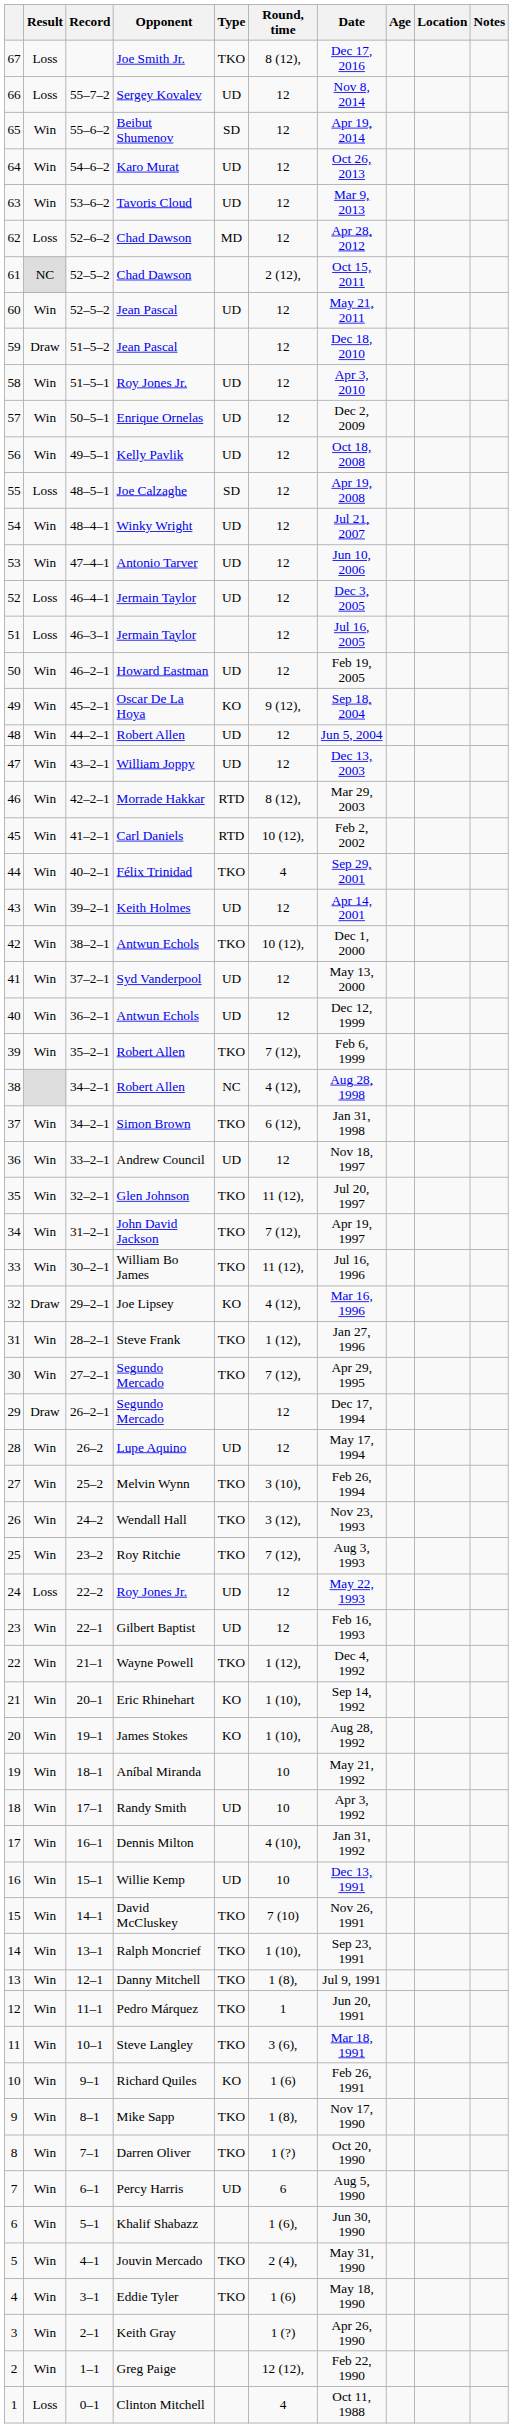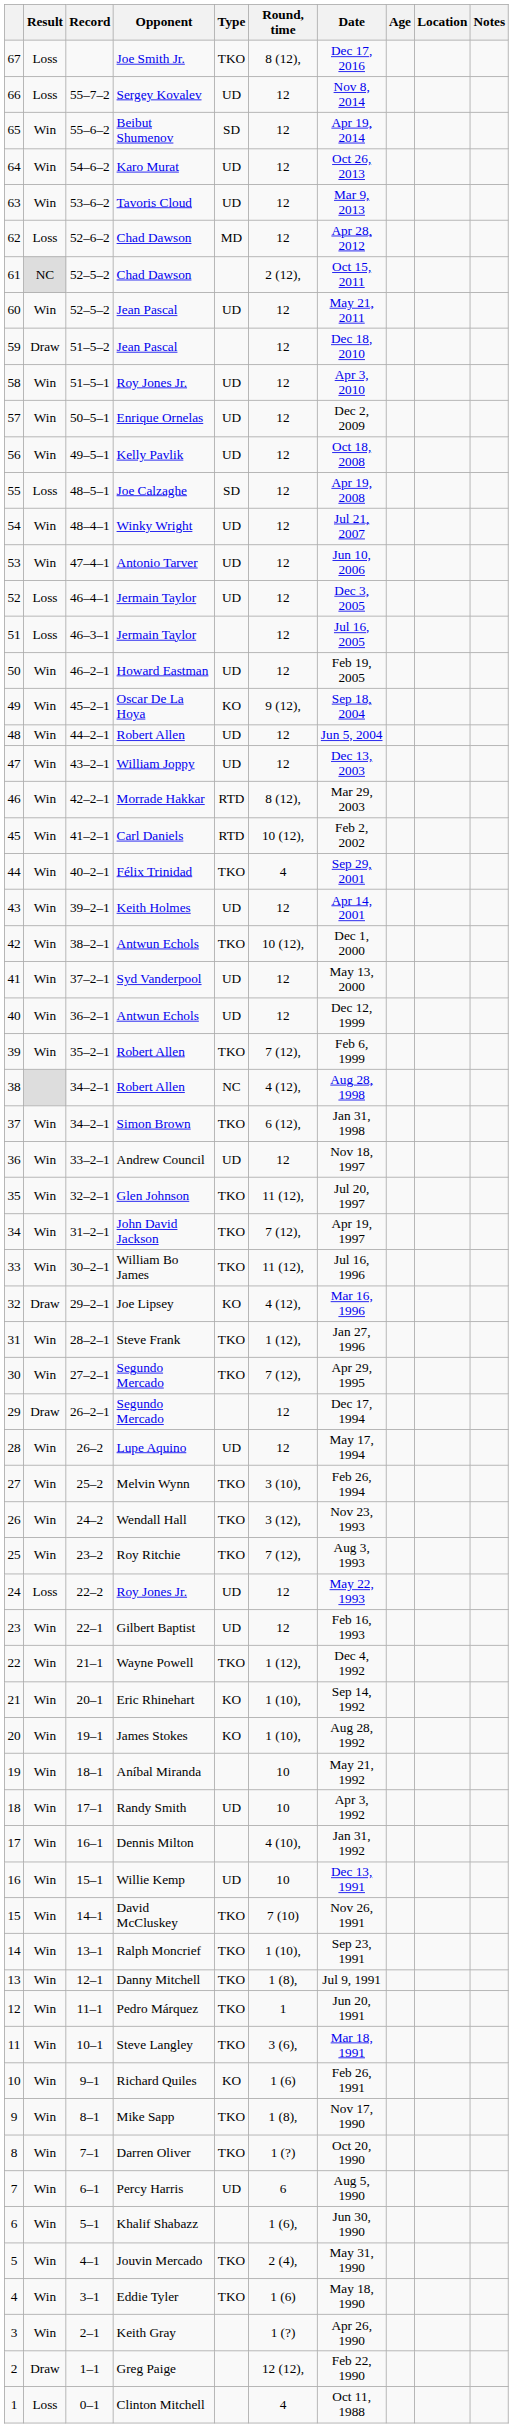(45, 2368) Win -> (45, 2368) Draw
